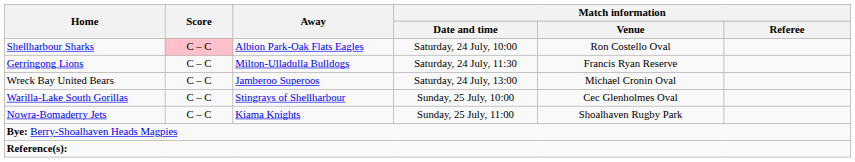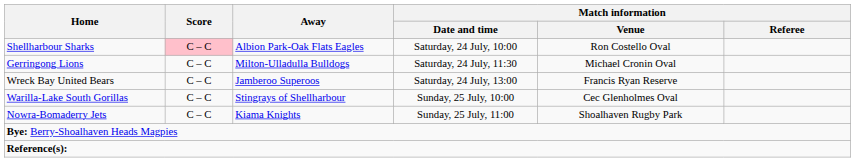(631, 64) Francis Ryan Reserve -> (631, 64) Michael Cronin Oval
(631, 81) Michael Cronin Oval -> (631, 81) Francis Ryan Reserve
